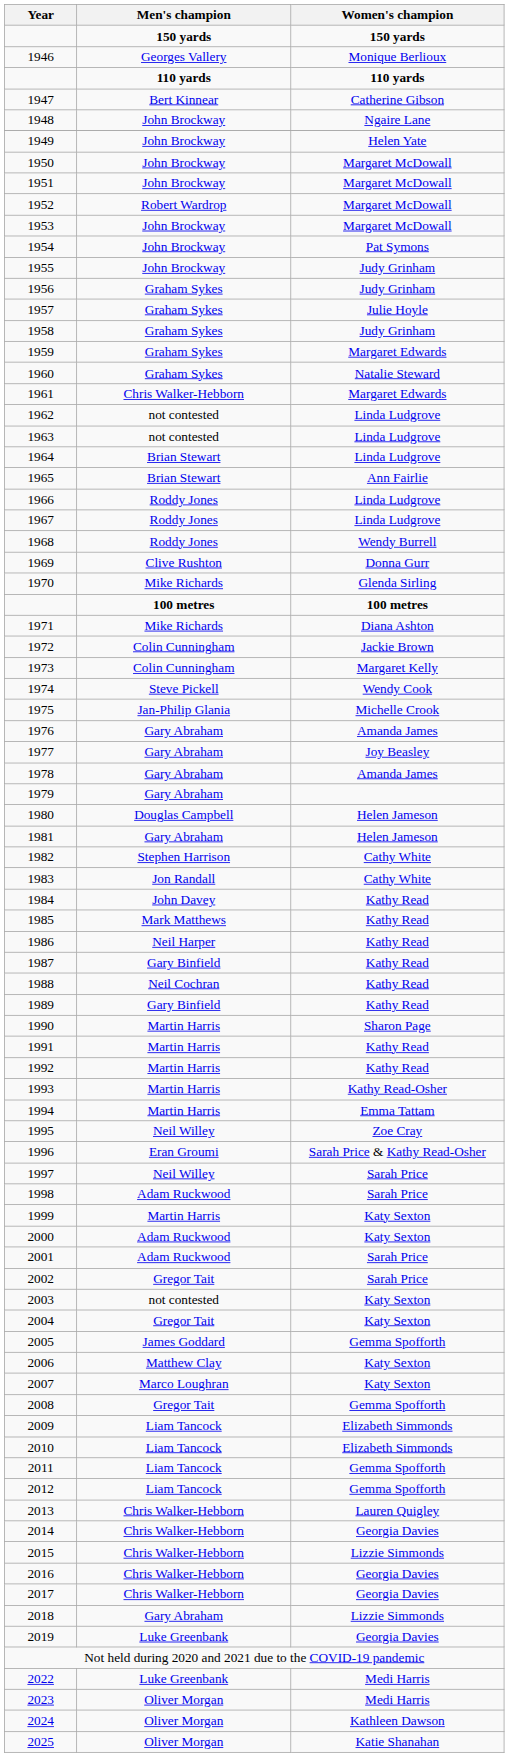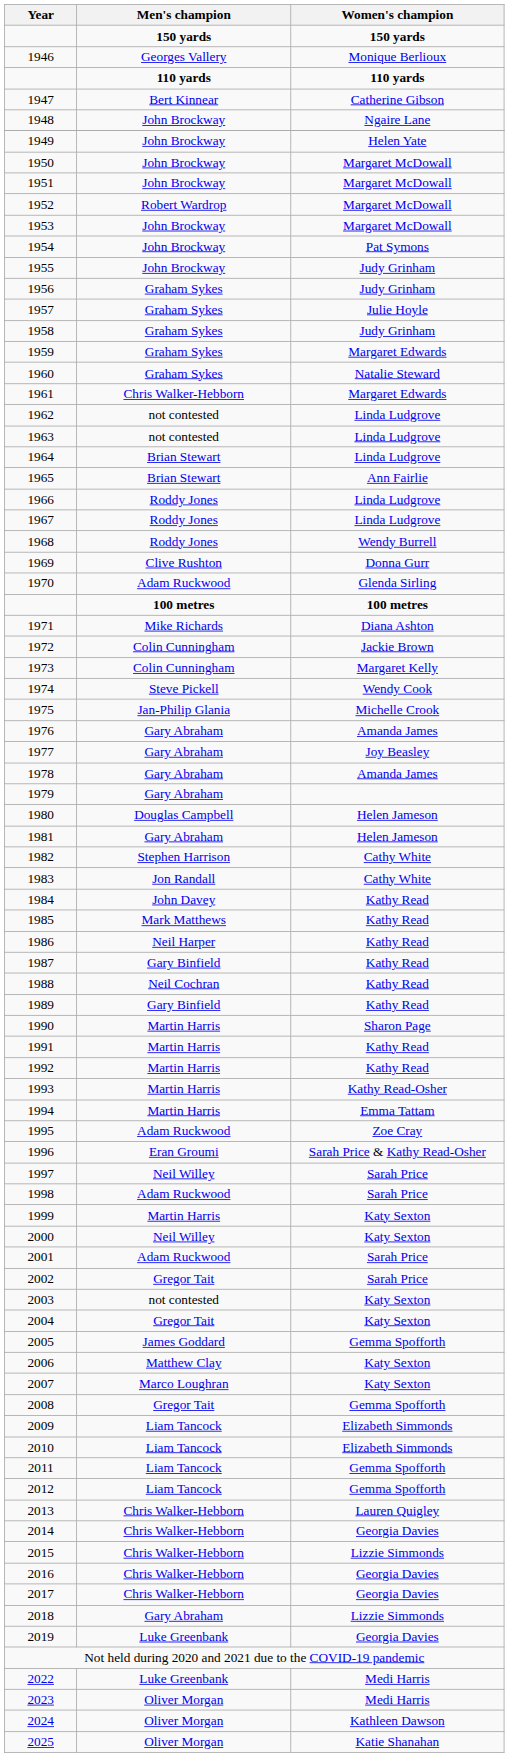(184, 583) Mike Richards -> (184, 583) Adam Ruckwood
(184, 1131) Neil Willey -> (184, 1131) Adam Ruckwood
(184, 1236) Adam Ruckwood -> (184, 1236) Neil Willey
